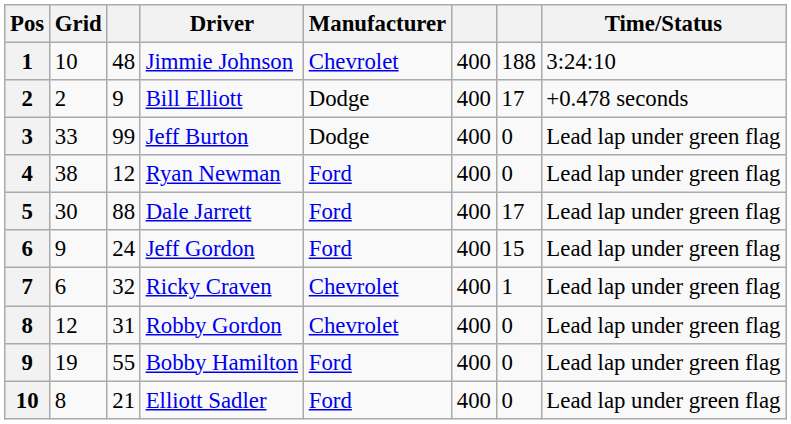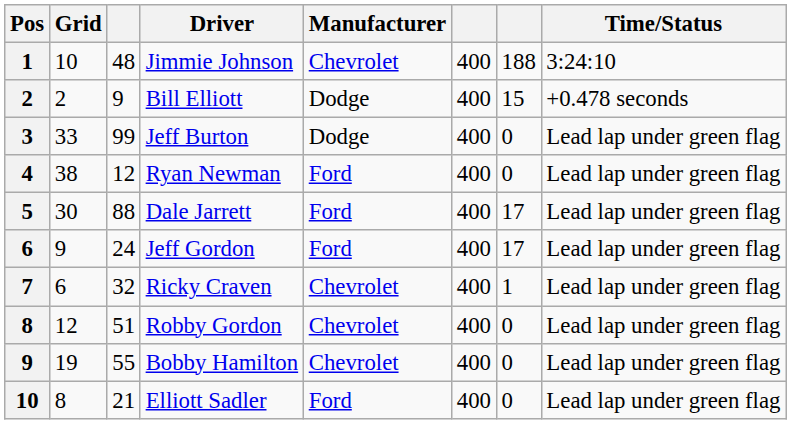(513, 98) 17 -> (513, 98) 15
(513, 249) 15 -> (513, 249) 17
(124, 324) 31 -> (124, 324) 51
(330, 361) Ford -> (354, 361) Chevrolet
